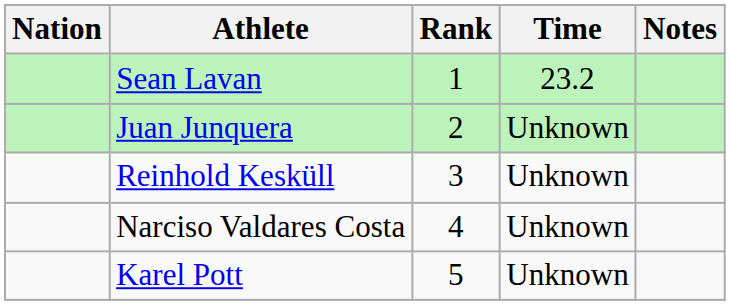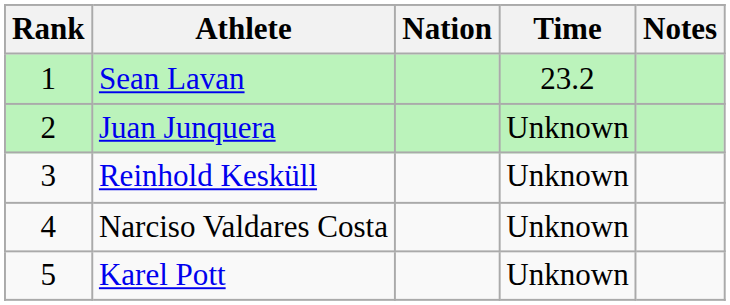columns swapped: (456, 29) <-> (57, 29)
